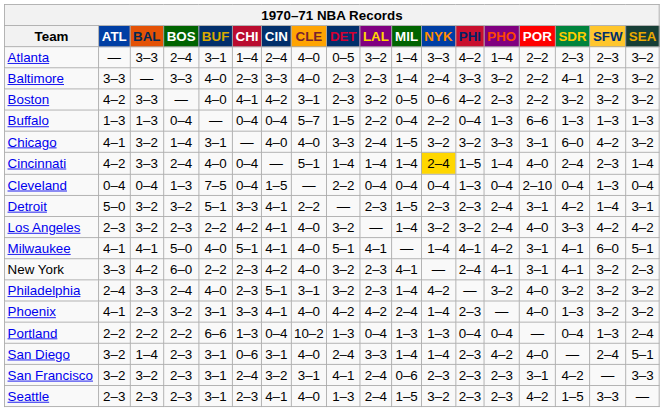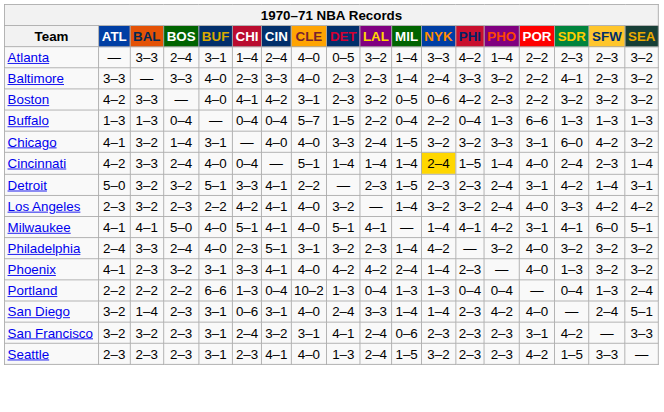- row: (37, 185)
- row: (36, 269)
